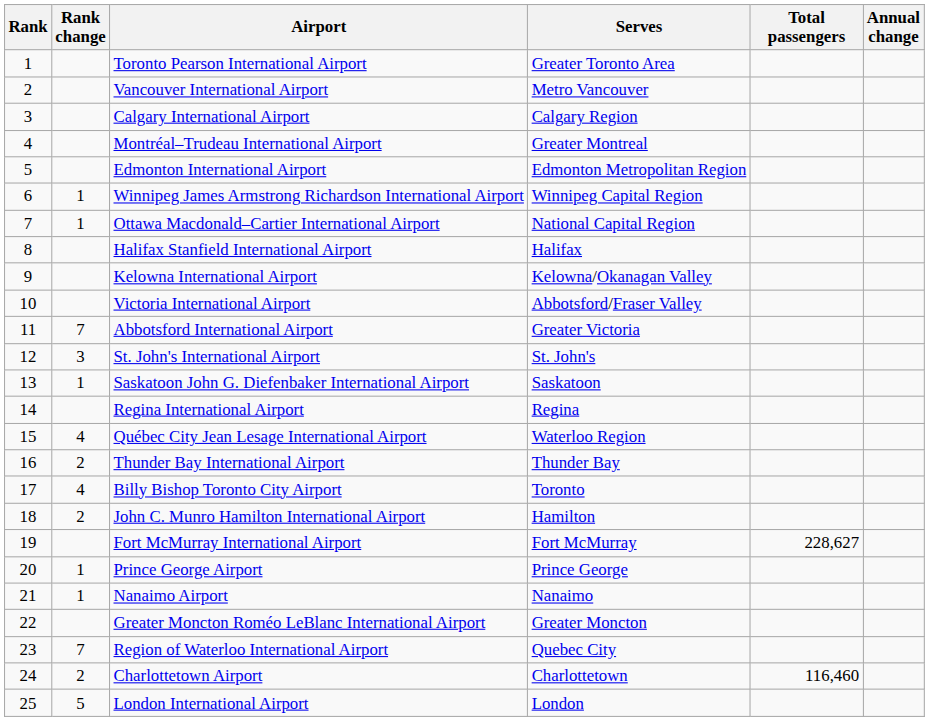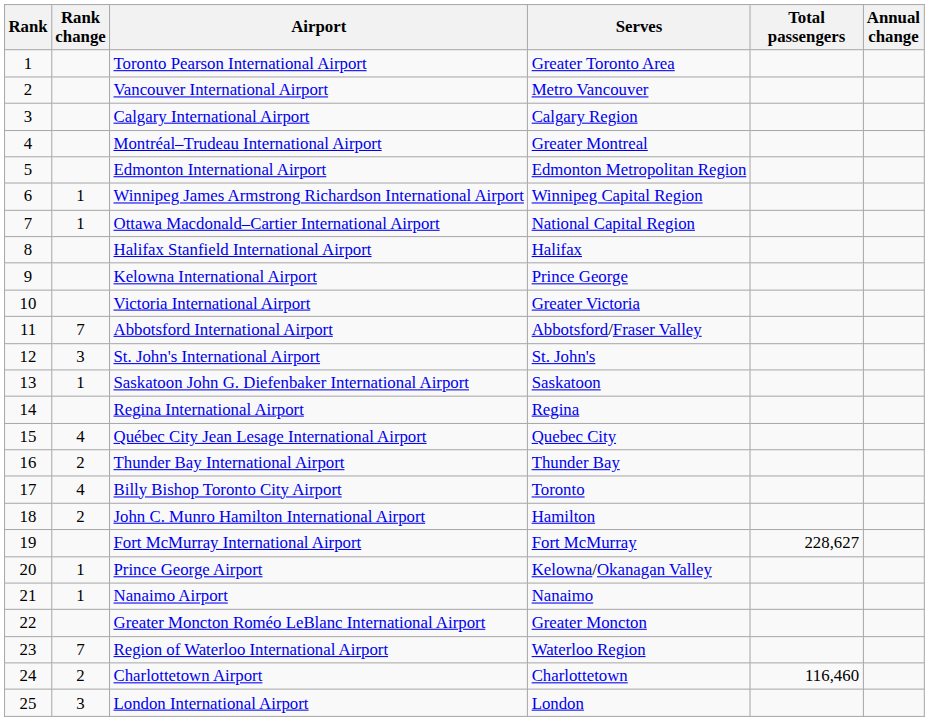(622, 276) Kelowna/Okanagan Valley -> (580, 276) Prince George
(617, 303) Abbotsford/Fraser Valley -> (586, 303) Greater Victoria
(586, 329) Greater Victoria -> (617, 329) Abbotsford/Fraser Valley
(589, 436) Waterloo Region -> (574, 436) Quebec City
(580, 569) Prince George -> (622, 569) Kelowna/Okanagan Valley
(574, 649) Quebec City -> (589, 649) Waterloo Region
(81, 702) 5 -> (81, 702) 3
